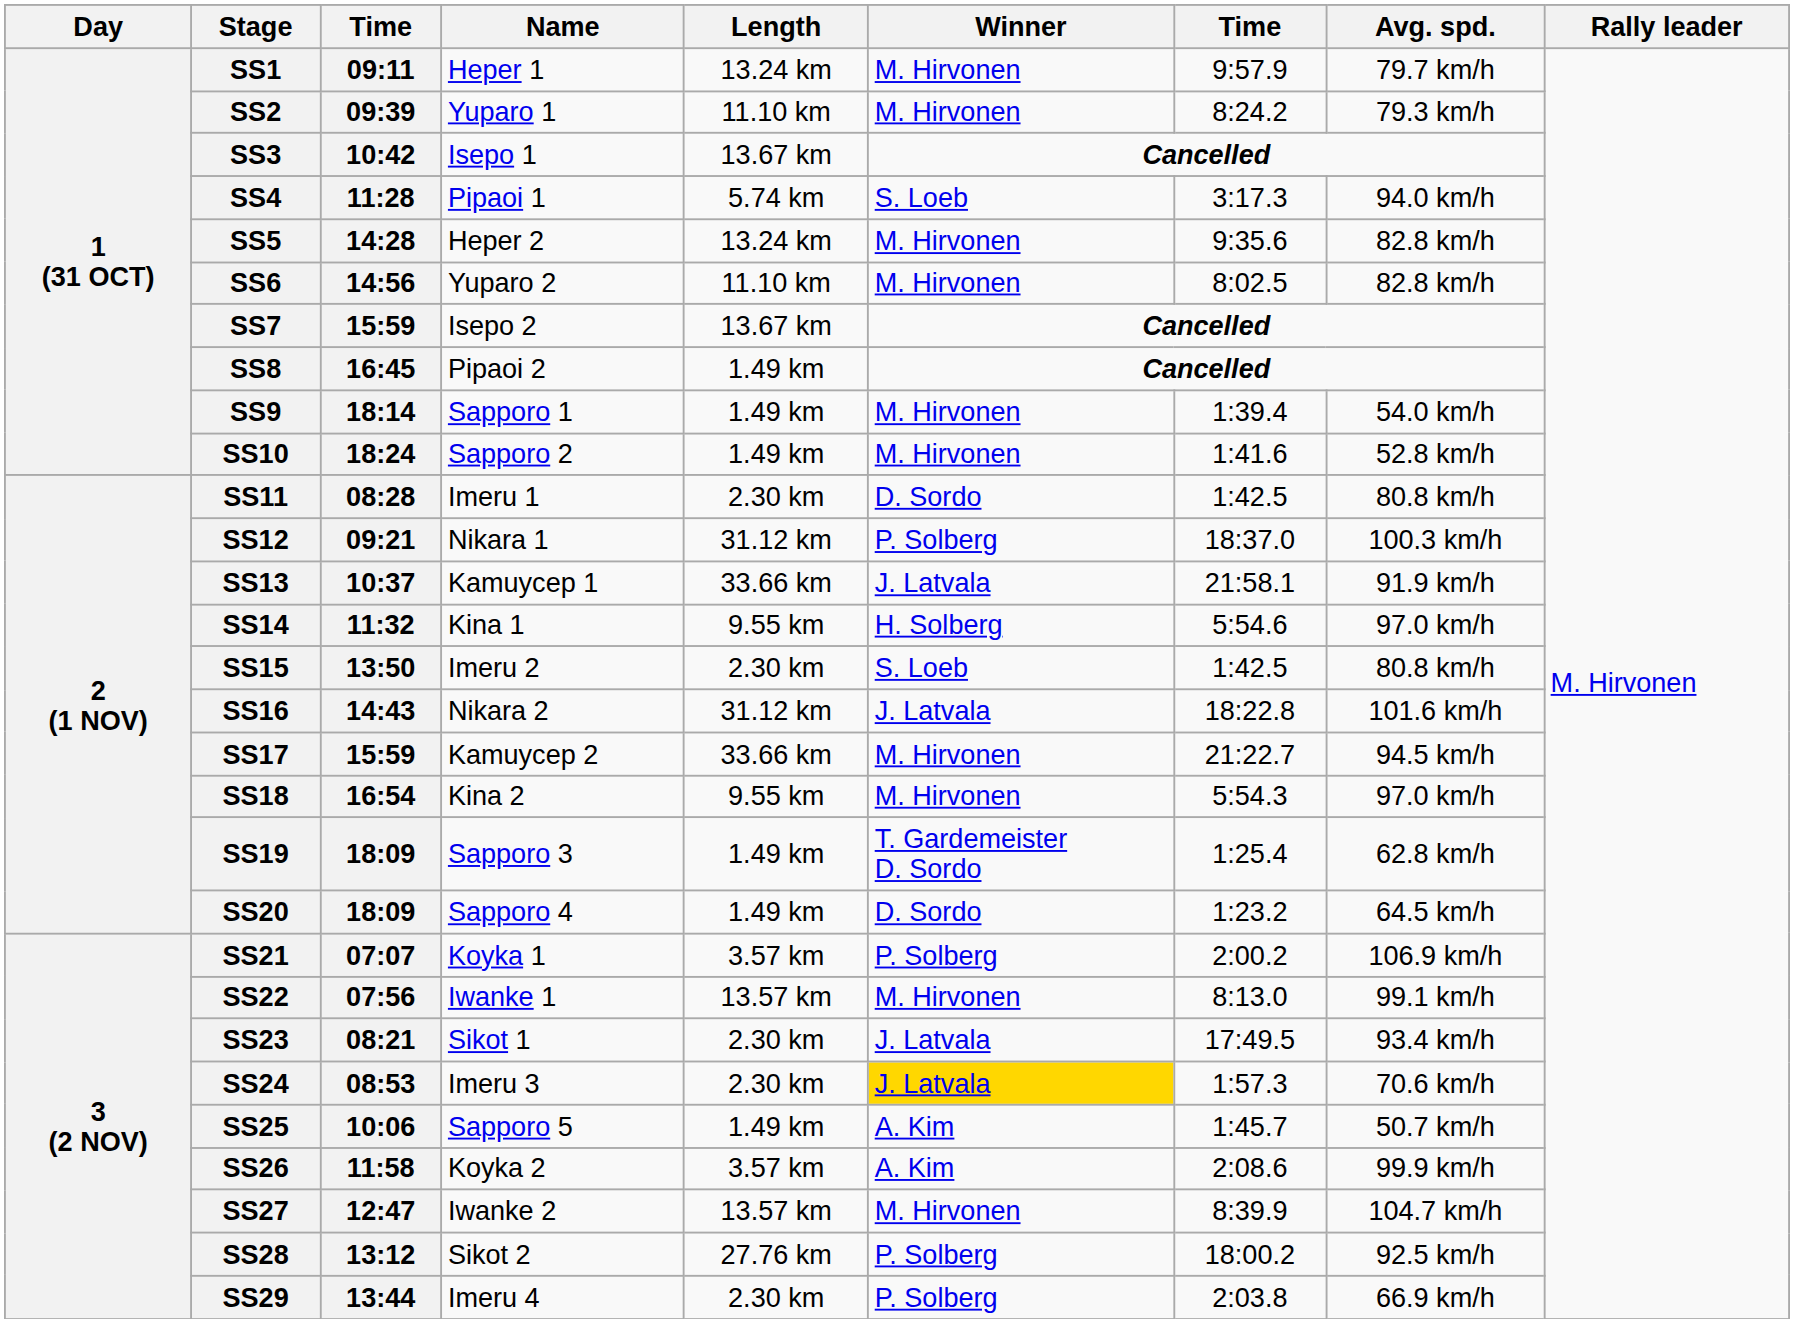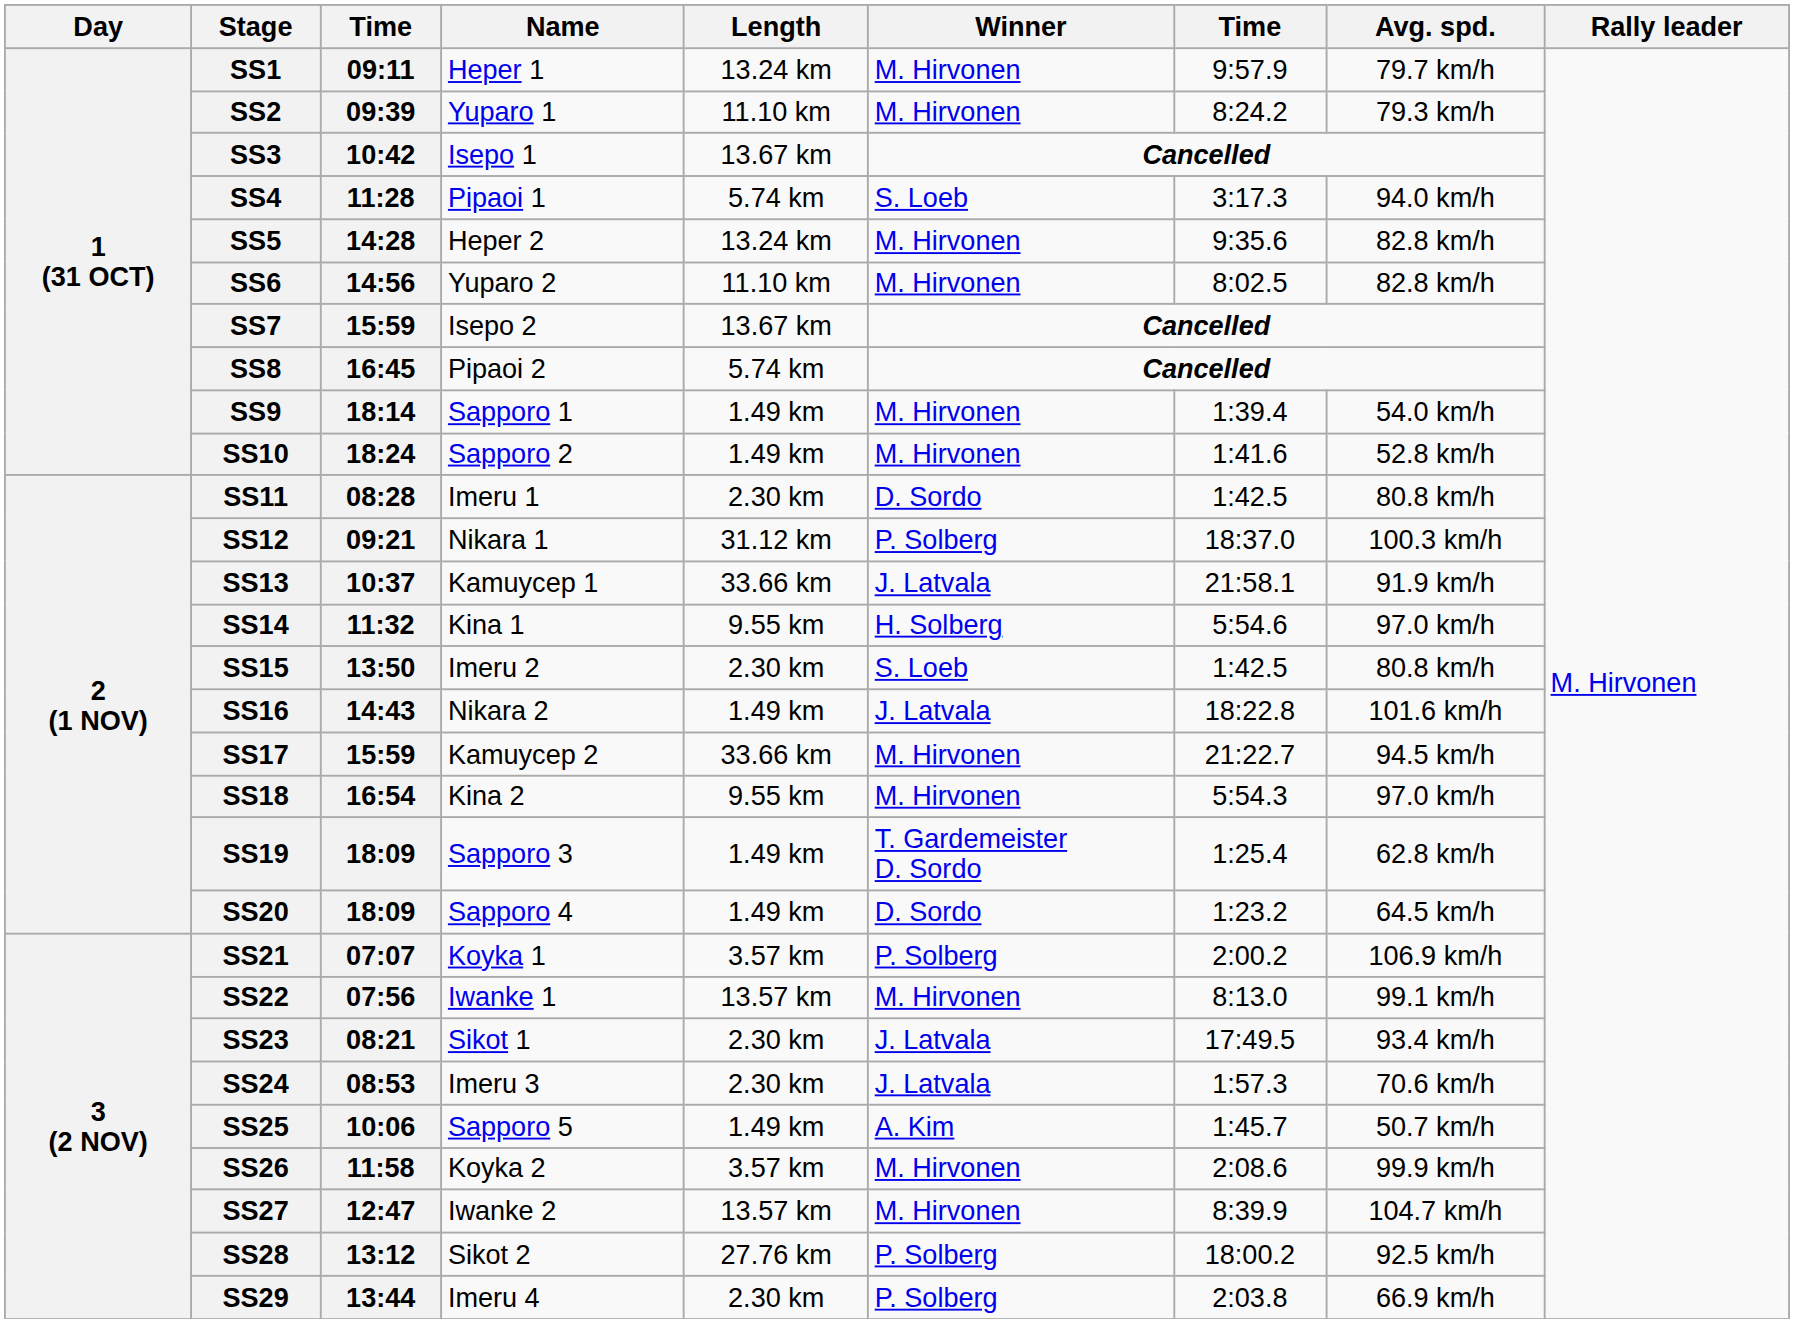(776, 369) 1.49 km -> (776, 369) 5.74 km
(776, 711) 31.12 km -> (776, 711) 1.49 km
(933, 1083) gold background -> (933, 1083) no background
(915, 1169) A. Kim -> (948, 1169) M. Hirvonen
